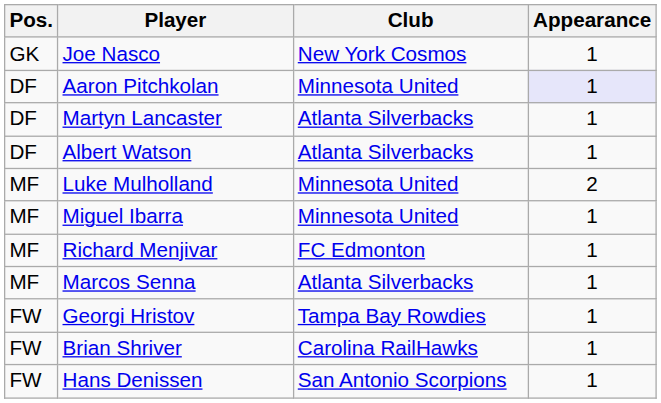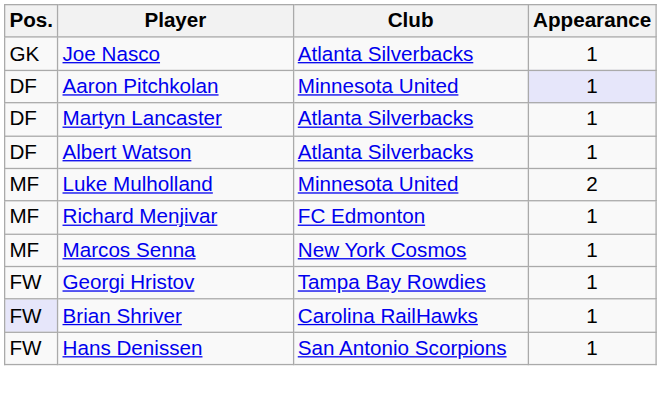(382, 53) New York Cosmos -> (386, 53) Atlanta Silverbacks
- row: (123, 217)
(386, 282) Atlanta Silverbacks -> (382, 250) New York Cosmos
(25, 348) no background -> (25, 315) lavender background
